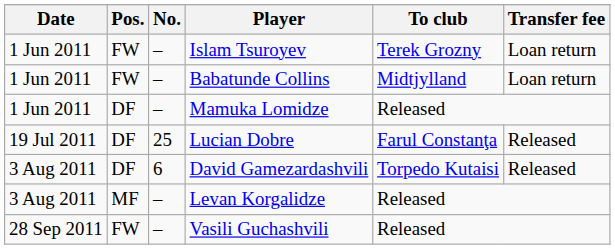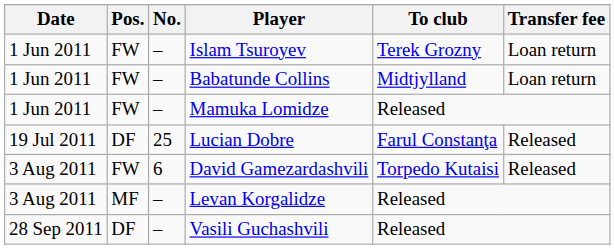(123, 109) DF -> (126, 109) FW
(123, 169) DF -> (126, 169) FW
(126, 229) FW -> (123, 229) DF
